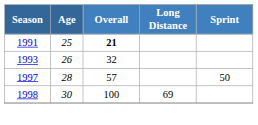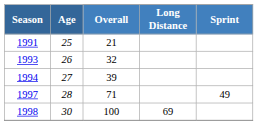(111, 43) bold -> (111, 43) normal
+ row: (27, 77)
(111, 77) 57 -> (111, 94) 71
(225, 77) 50 -> (225, 94) 49
